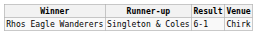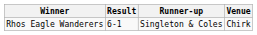columns swapped: (208, 11) <-> (148, 11)
